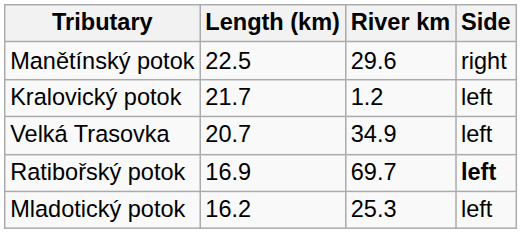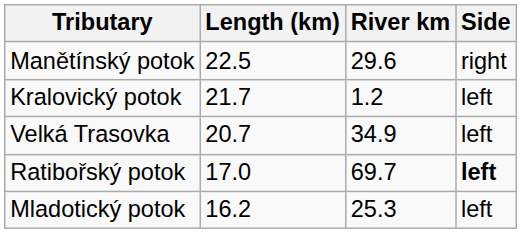(228, 172) 16.9 -> (228, 172) 17.0
